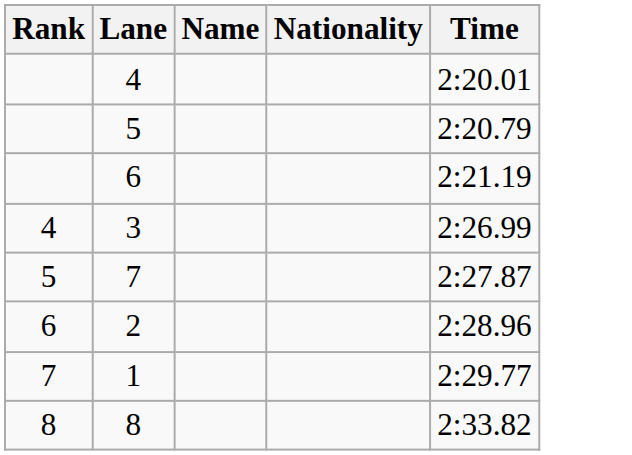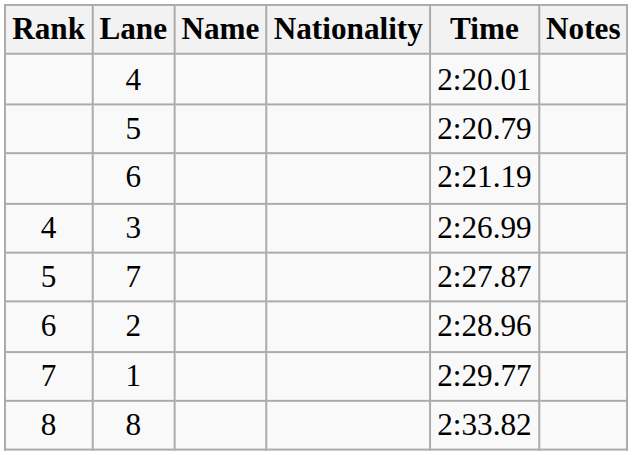+ column: (583, 29)
